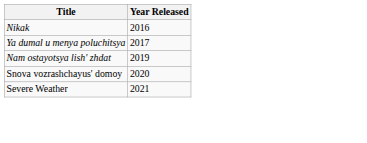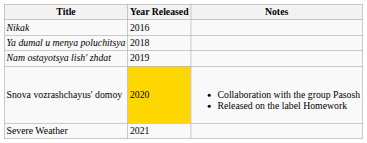+ column: (277, 12)
(140, 43) 2017 -> (140, 43) 2018
(140, 74) no background -> (140, 94) gold background
